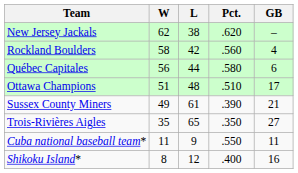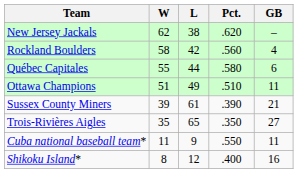(164, 68) 56 -> (164, 68) 55
(194, 86) 48 -> (194, 86) 49
(274, 86) 17 -> (274, 86) 11
(164, 104) 49 -> (164, 104) 39
